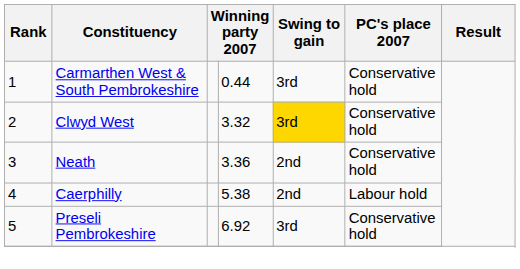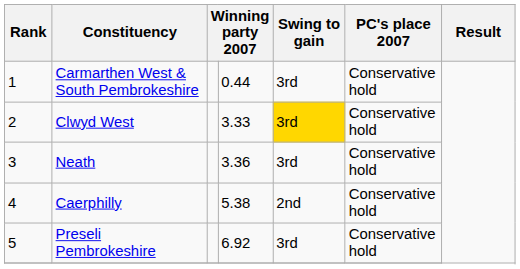(236, 122) 3.32 -> (236, 122) 3.33
(289, 162) 2nd -> (287, 162) 3rd
(388, 194) Labour hold -> (392, 202) Conservative hold
